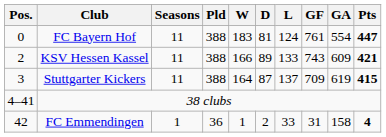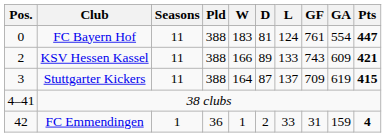(341, 121) 158 -> (341, 121) 159
